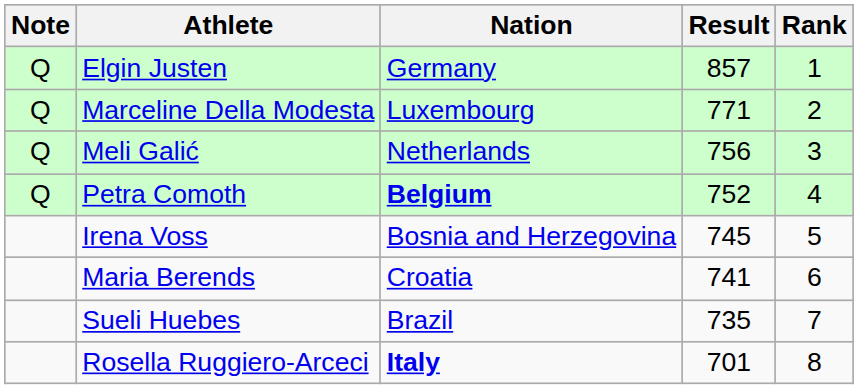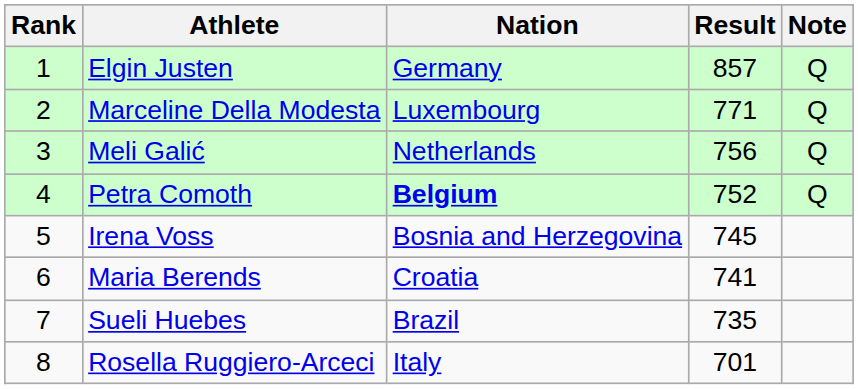columns swapped: (814, 25) <-> (40, 25)
(413, 362) bold -> (417, 362) normal
